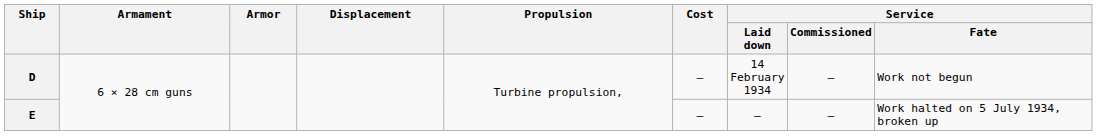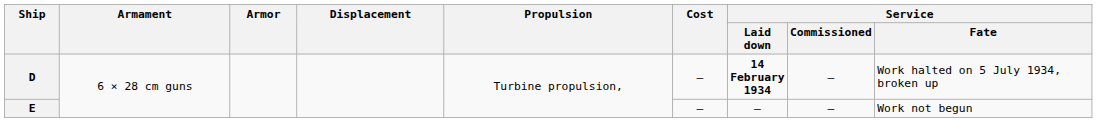(757, 77) normal -> (757, 77) bold
(925, 77) Work not begun -> (969, 77) Work halted on 5 July 1934, broken up
(969, 115) Work halted on 5 July 1934, broken up -> (925, 108) Work not begun
